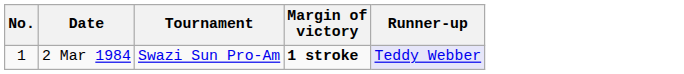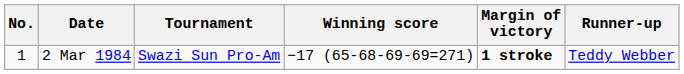+ column: (381, 25)
(428, 58) lavender background -> (622, 58) no background
